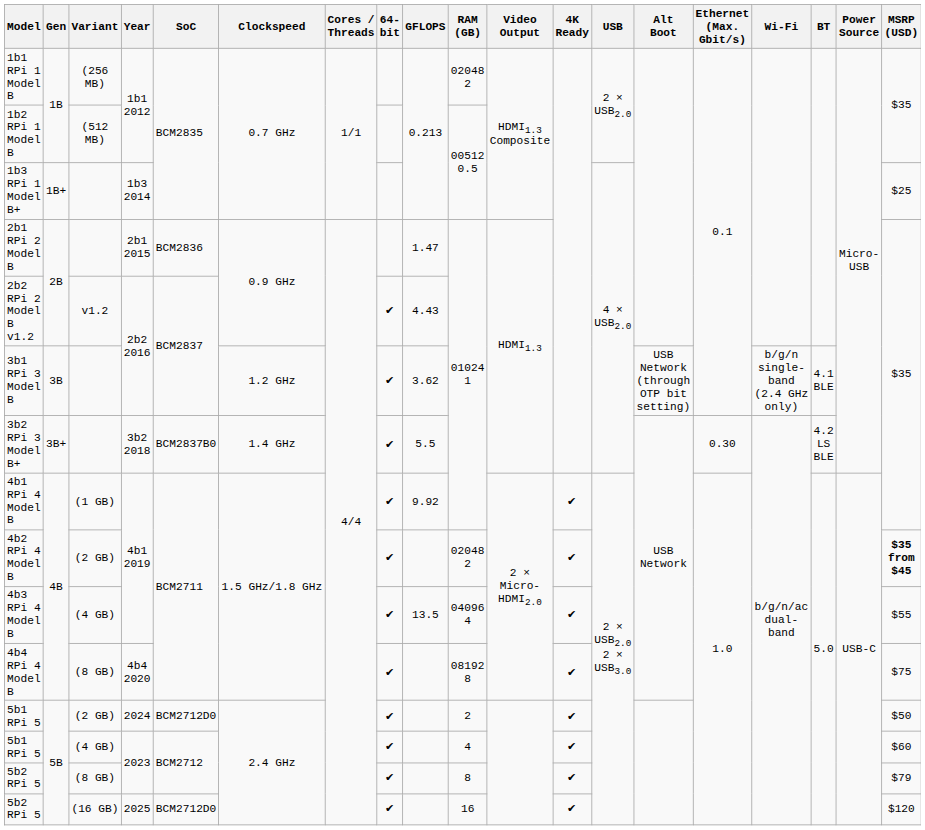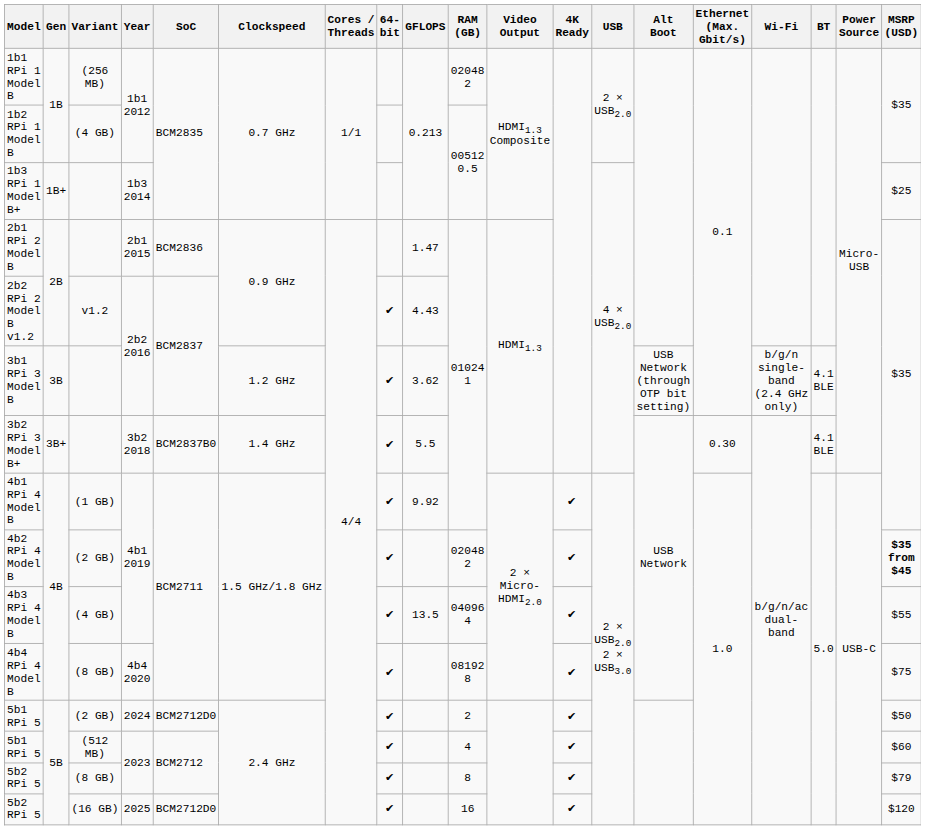(95, 134) (512 MB) -> (95, 134) (4 GB)
(824, 444) 4.2 LS BLE -> (824, 444) 4.1 BLE
(95, 747) (4 GB) -> (95, 747) (512 MB)
